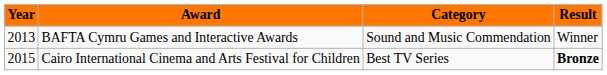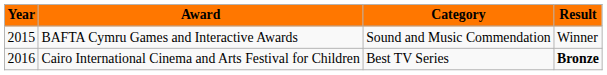(21, 37) 2013 -> (21, 37) 2015
(21, 59) 2015 -> (21, 59) 2016
